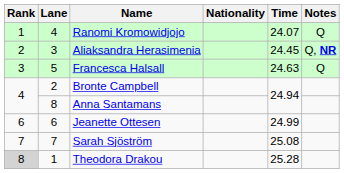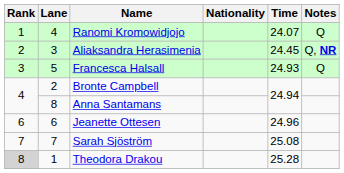(285, 68) 24.63 -> (285, 68) 24.93
(285, 123) 24.99 -> (285, 123) 24.96
